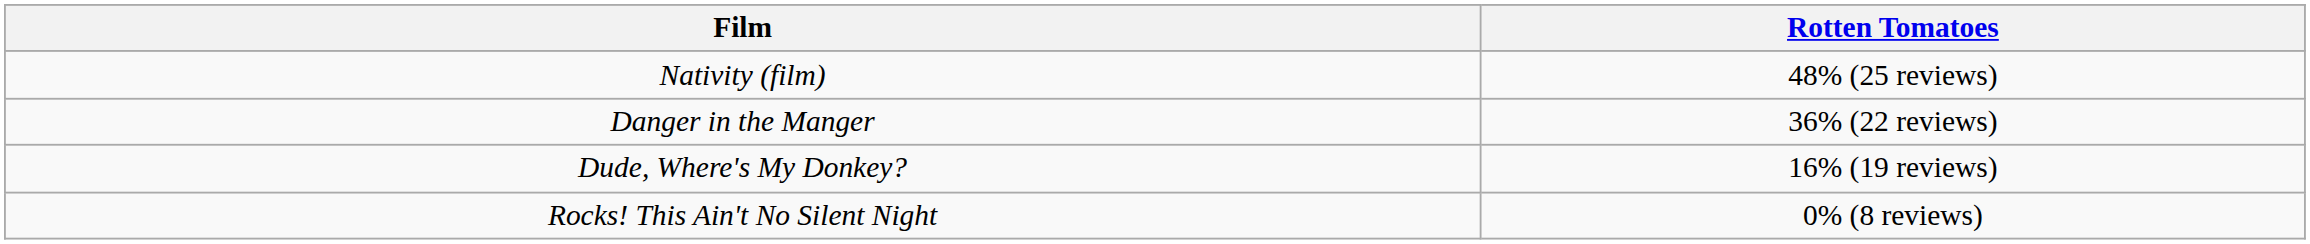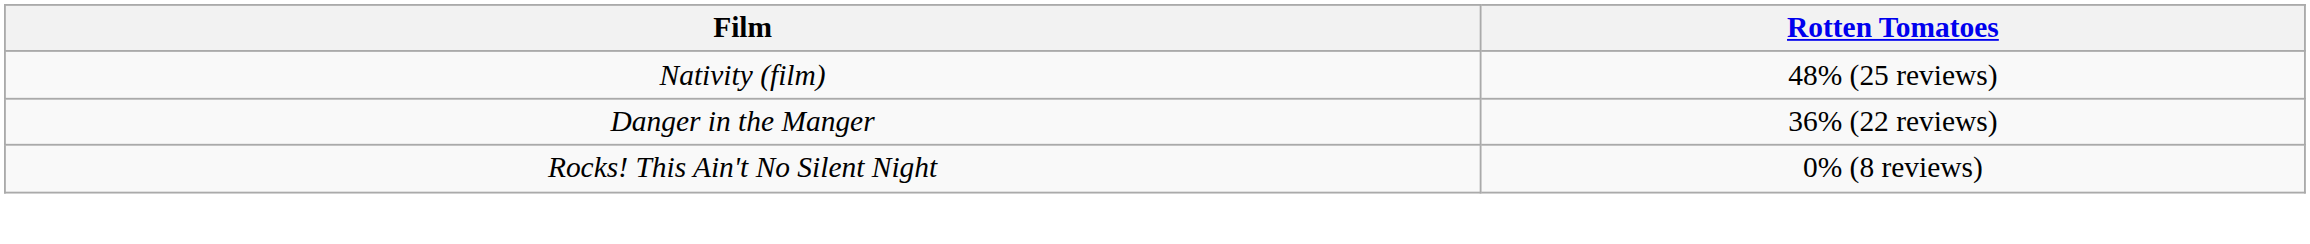- row: (743, 167)
